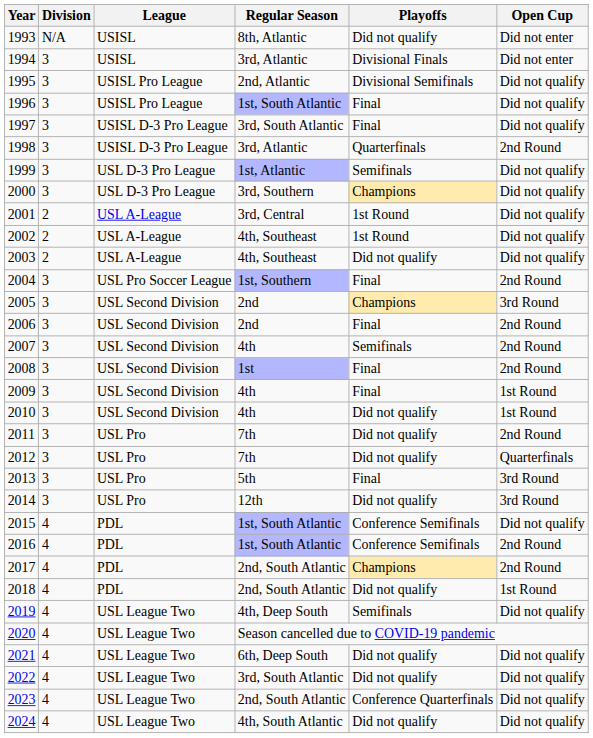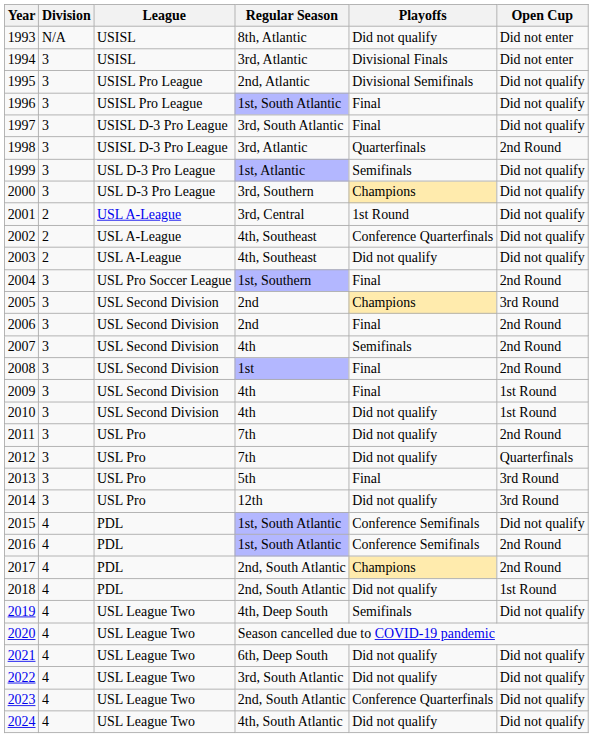(381, 236) 1st Round -> (423, 236) Conference Quarterfinals
